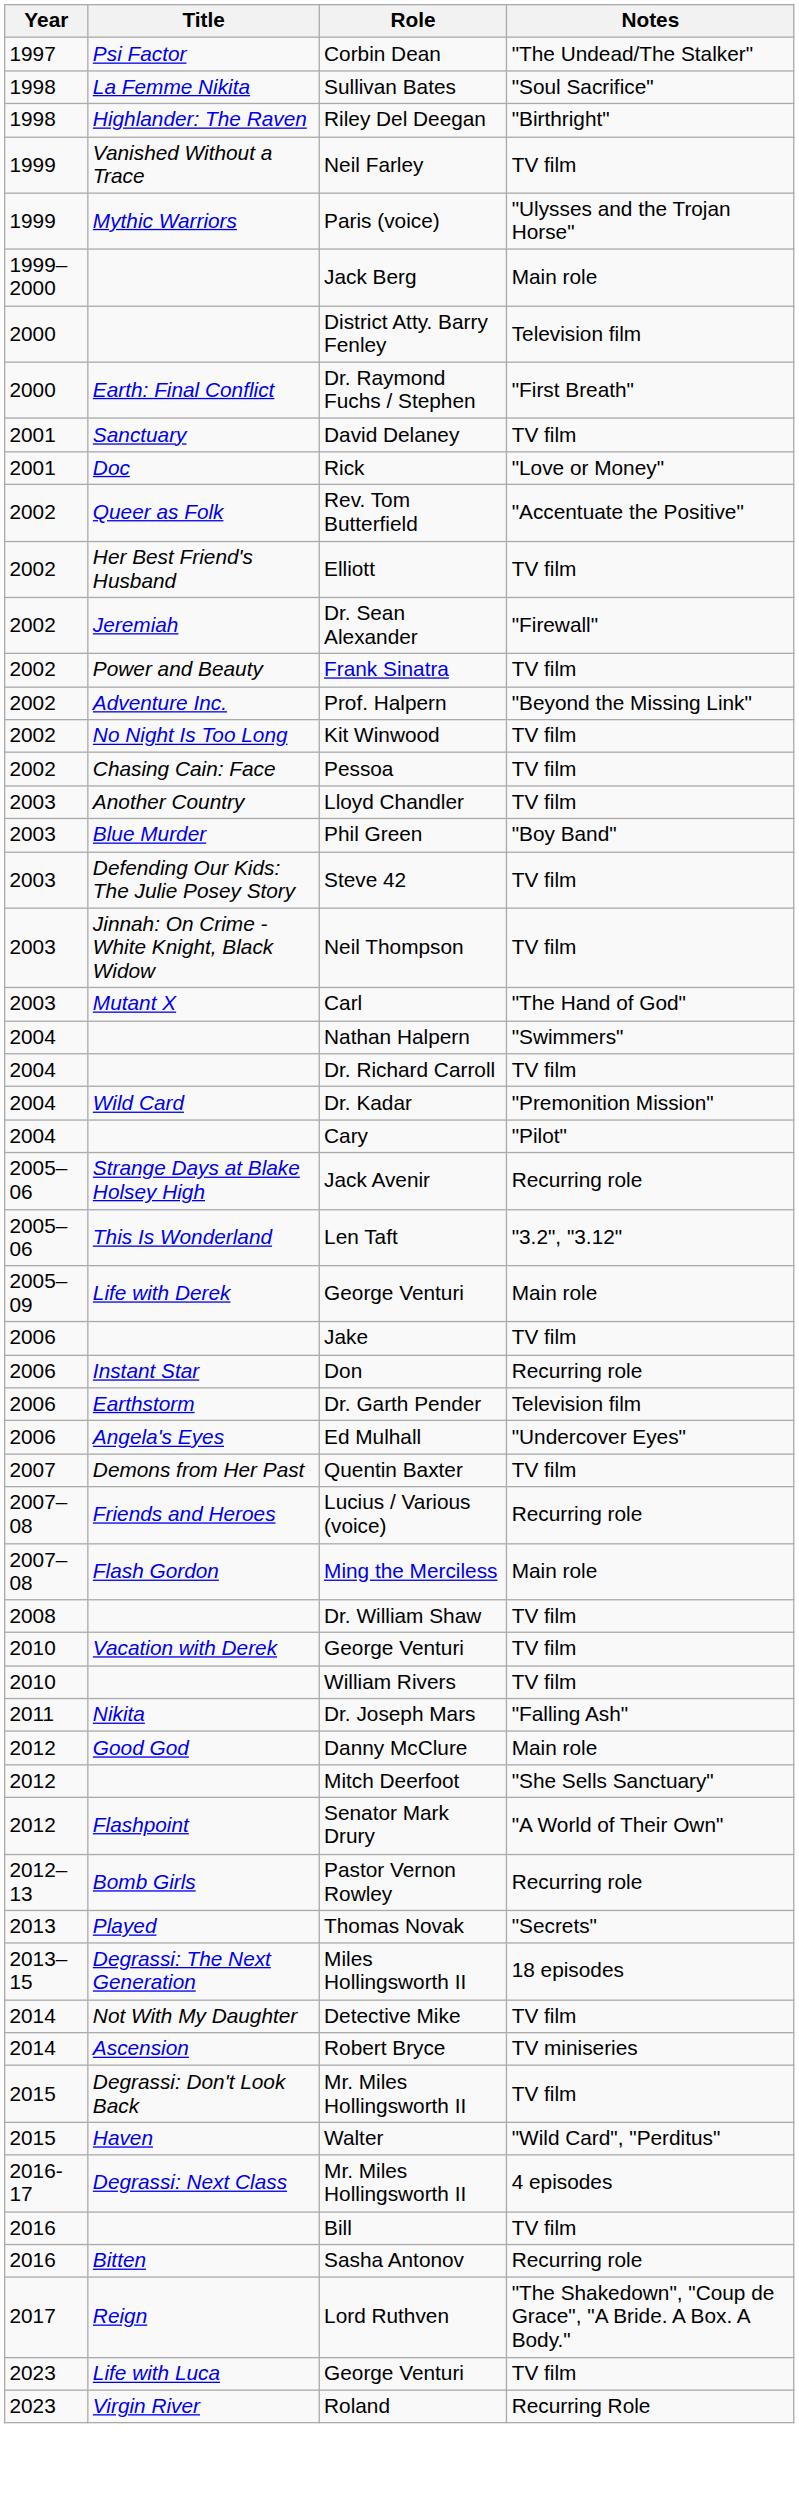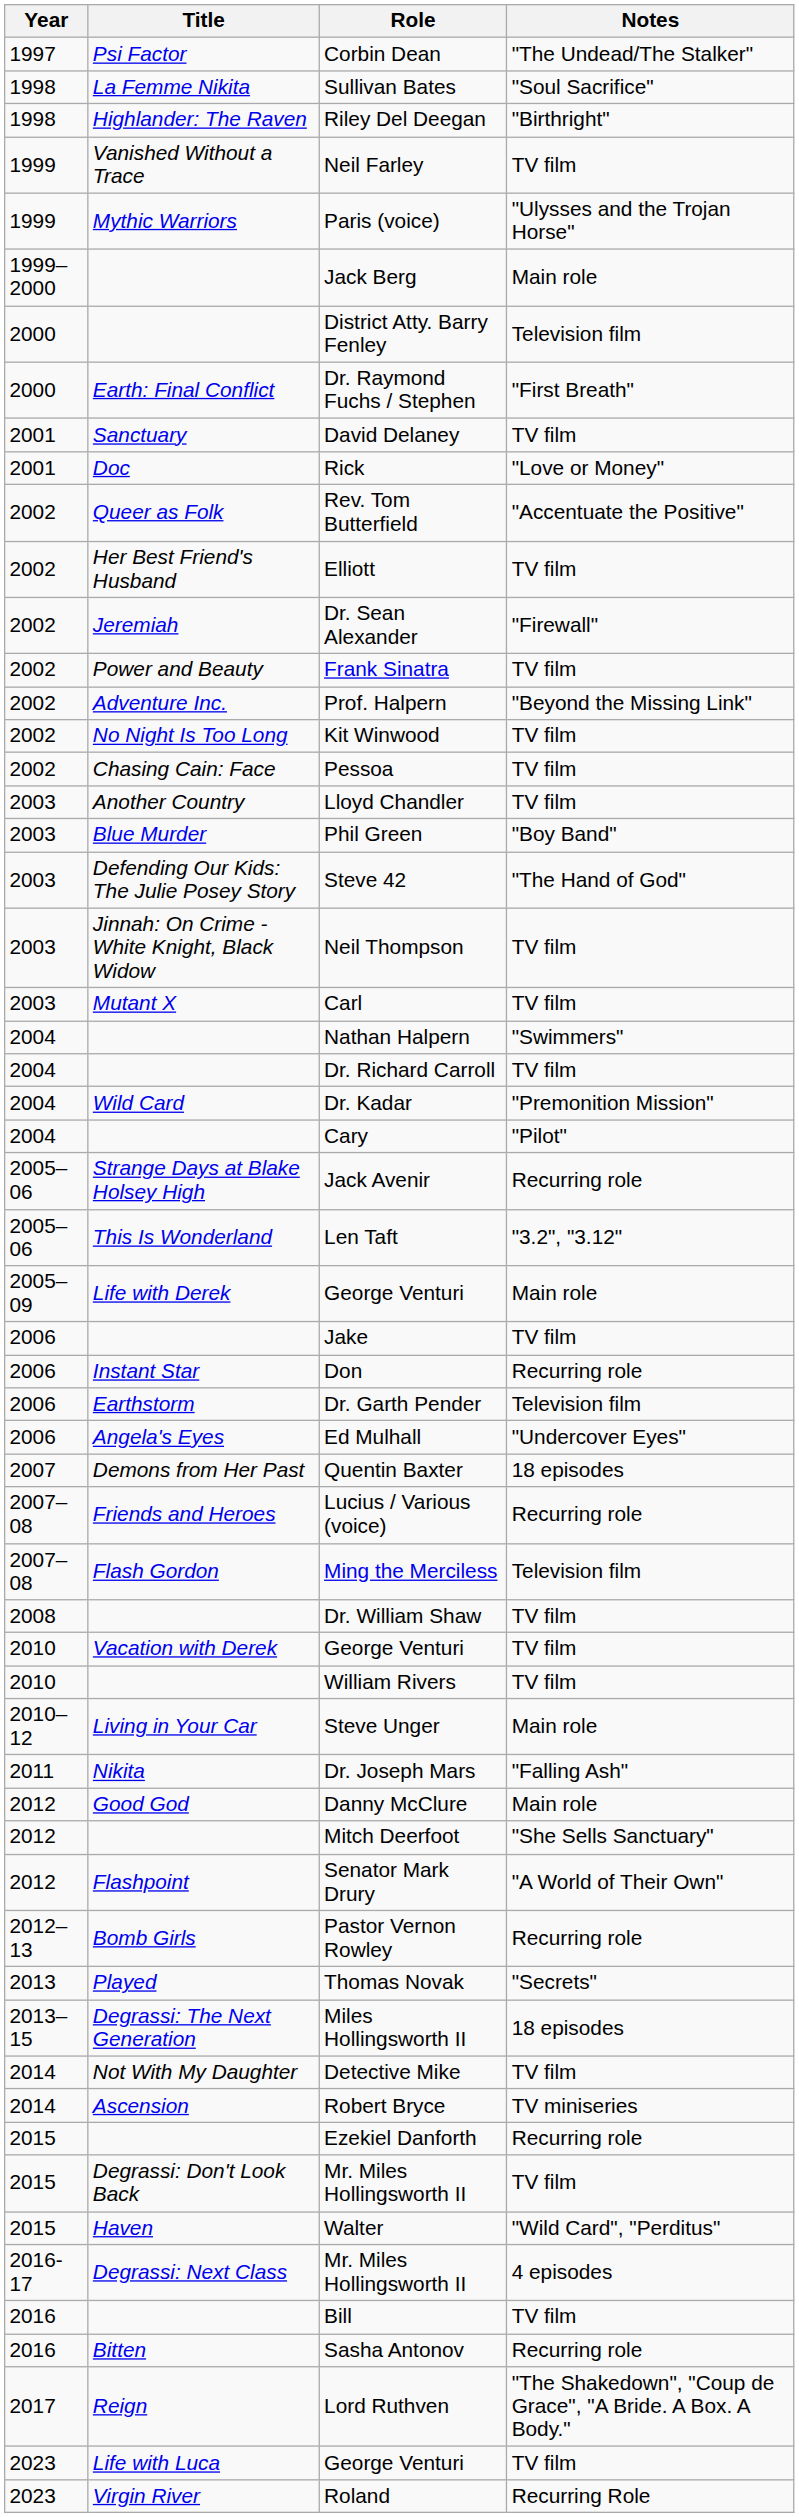(544, 879) TV film -> (599, 879) "The Hand of God"
(599, 1004) "The Hand of God" -> (544, 1004) TV film
(544, 1470) TV film -> (568, 1470) 18 episodes
(554, 1571) Main role -> (576, 1571) Television film
+ row: (175, 1726)
+ row: (204, 2139)
